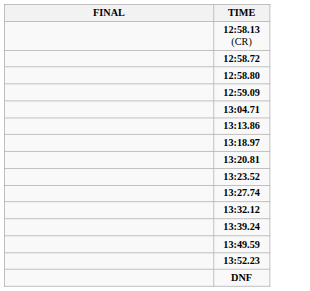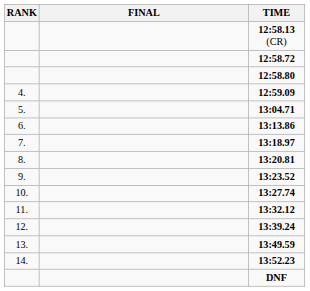+ column: (22, 13)
